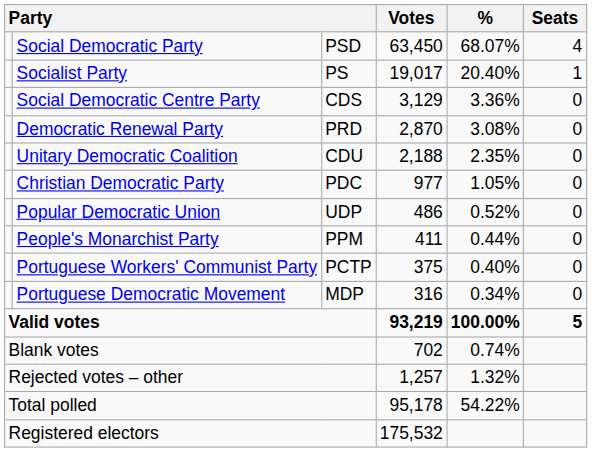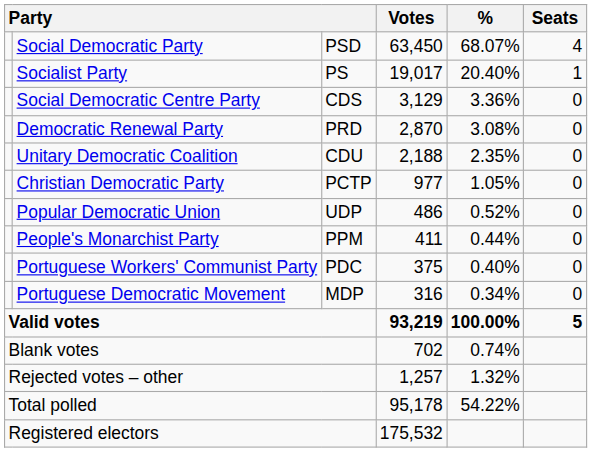(344, 184) PDC -> (348, 184) PCTP
(348, 267) PCTP -> (344, 267) PDC
